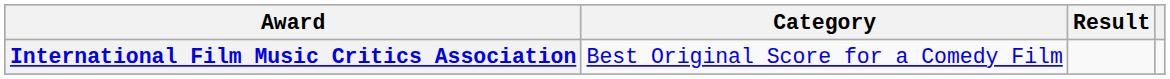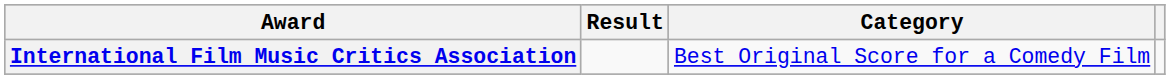columns swapped: (825, 22) <-> (1112, 22)
